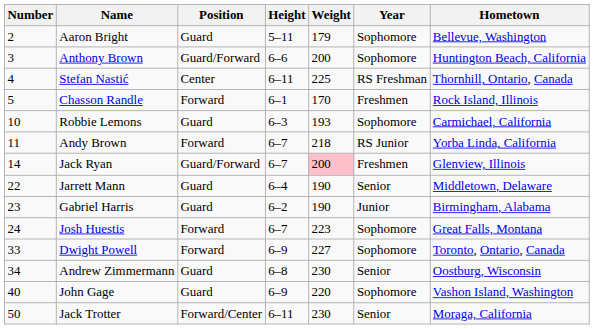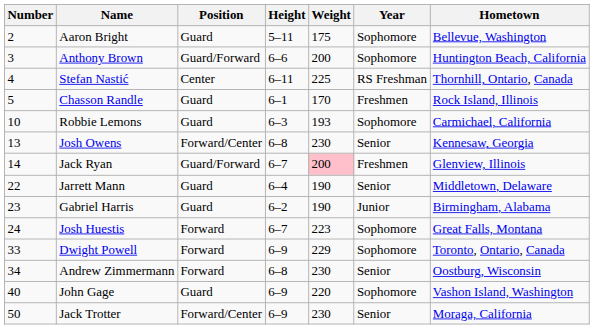(321, 36) 179 -> (321, 36) 175
(202, 100) Forward -> (197, 100) Guard
- row: (93, 143)
+ row: (90, 143)
(321, 249) 227 -> (321, 249) 229
(197, 270) Guard -> (202, 270) Forward
(281, 313) 6–11 -> (278, 313) 6–9
